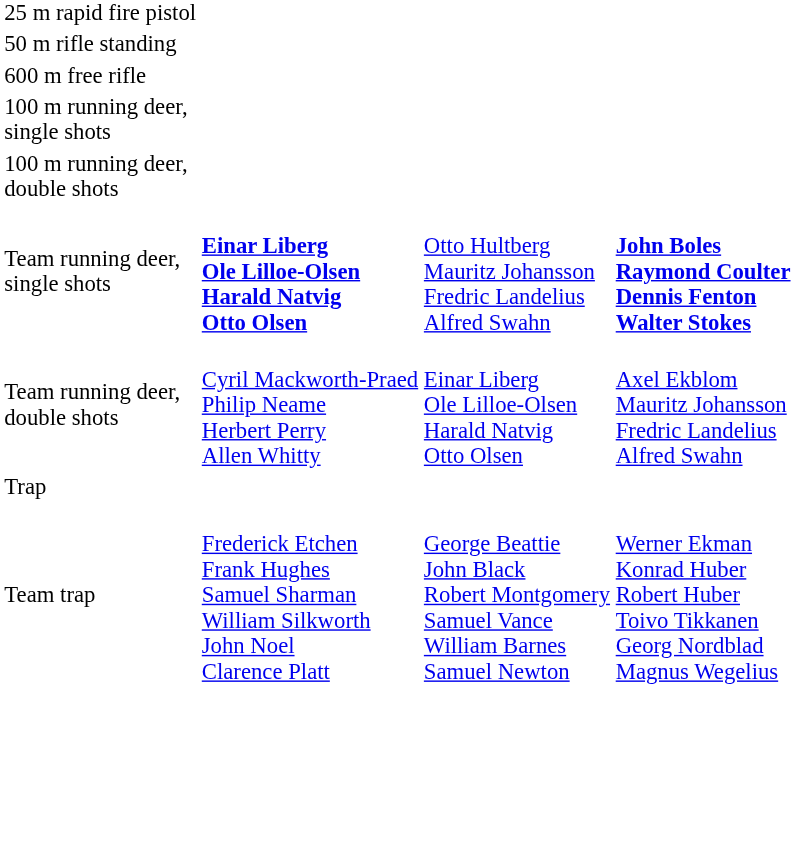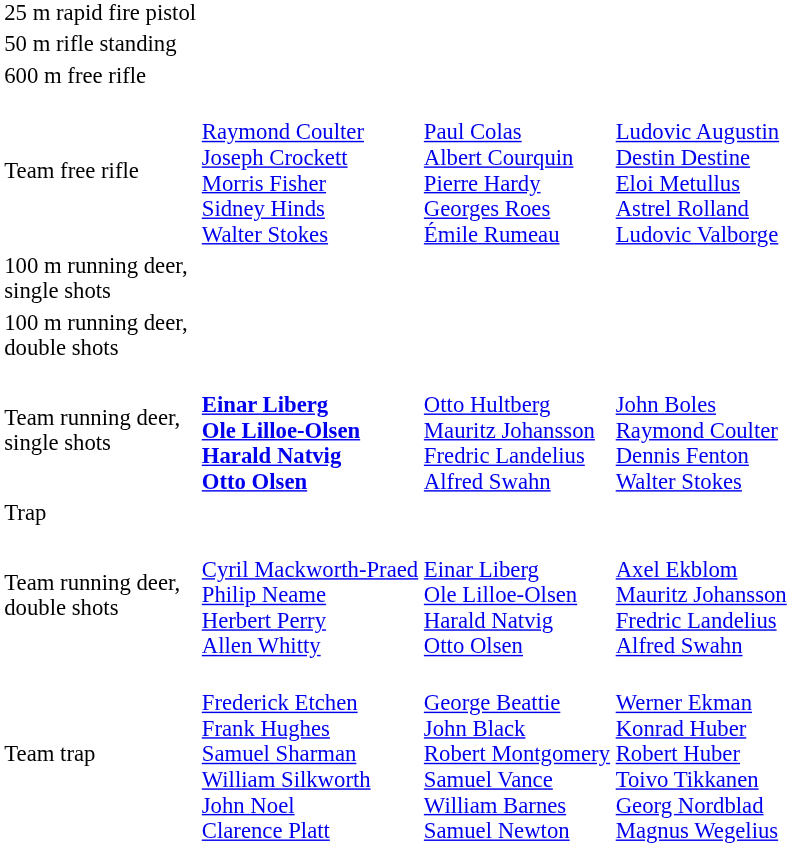+ row: (72, 170)
(703, 284) bold -> (697, 443) normal
rows swapped: (92, 404) <-> (25, 487)
